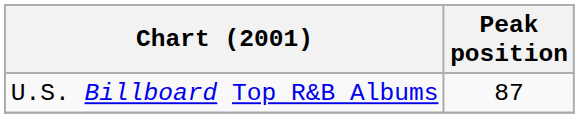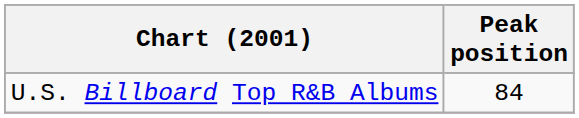(509, 93) 87 -> (509, 93) 84
